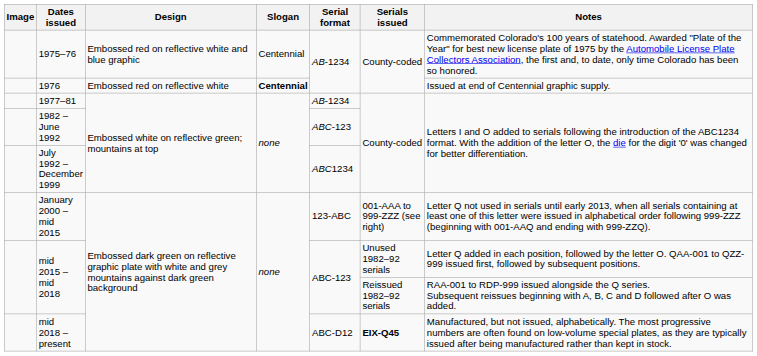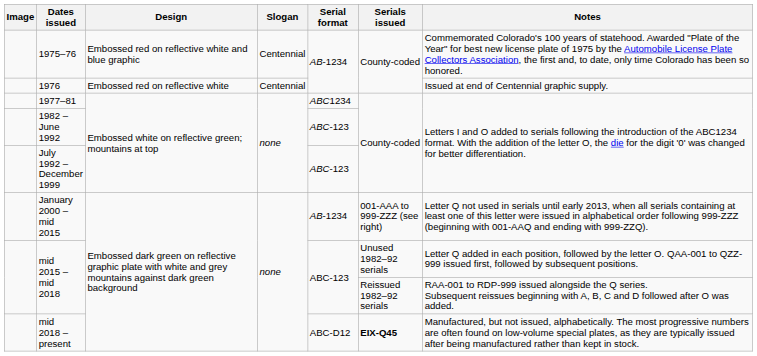(283, 85) bold -> (282, 85) normal
(331, 100) AB-1234 -> (330, 100) ABC1234
(333, 169) ABC1234 -> (329, 169) ABC-123
(331, 216) 123-ABC -> (328, 216) AB-1234
